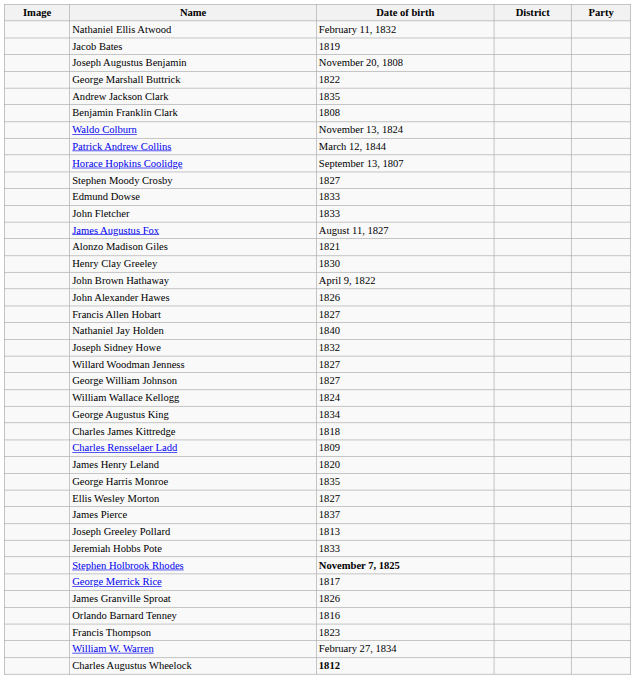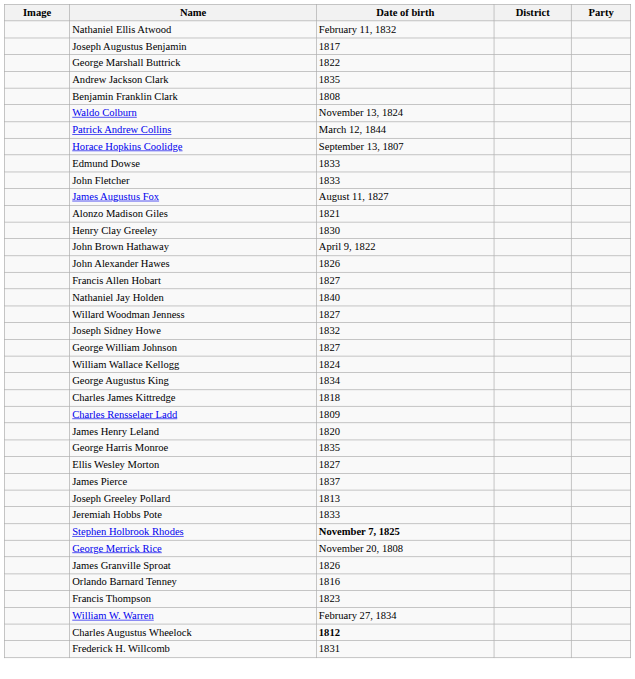- row: (97, 46)
(361, 63) November 20, 1808 -> (329, 46) 1817
- row: (122, 180)
rows swapped: (117, 347) <-> (128, 364)
(329, 582) 1817 -> (361, 548) November 20, 1808
+ row: (121, 649)
